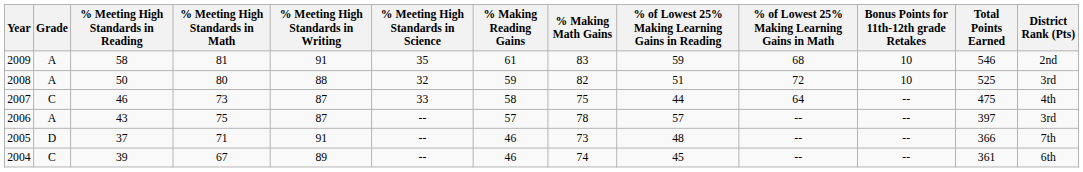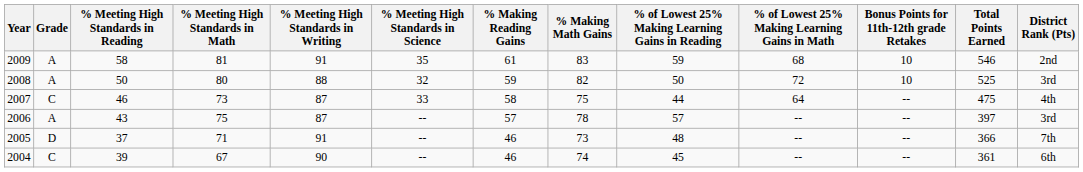(678, 79) 51 -> (678, 79) 50
(321, 157) 89 -> (321, 157) 90
